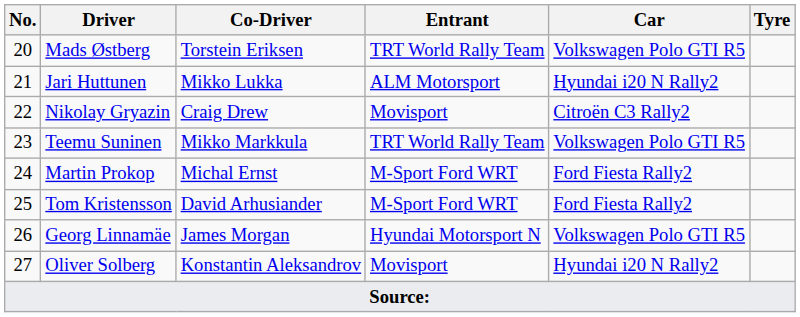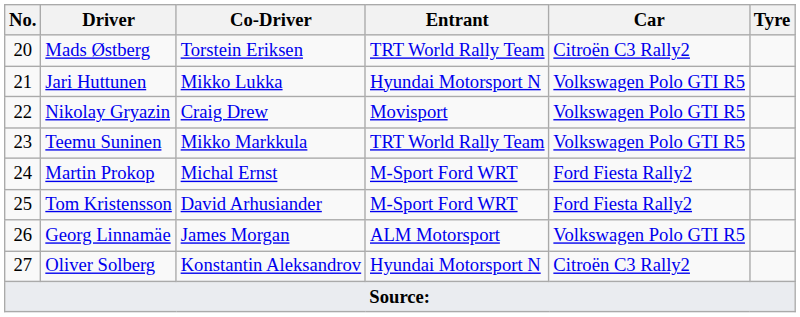(649, 50) Volkswagen Polo GTI R5 -> (622, 50) Citroën C3 Rally2
(435, 80) ALM Motorsport -> (455, 80) Hyundai Motorsport N
(636, 80) Hyundai i20 N Rally2 -> (649, 80) Volkswagen Polo GTI R5
(622, 111) Citroën C3 Rally2 -> (649, 111) Volkswagen Polo GTI R5
(455, 234) Hyundai Motorsport N -> (435, 234) ALM Motorsport
(409, 265) Movisport -> (455, 265) Hyundai Motorsport N
(636, 265) Hyundai i20 N Rally2 -> (622, 265) Citroën C3 Rally2
